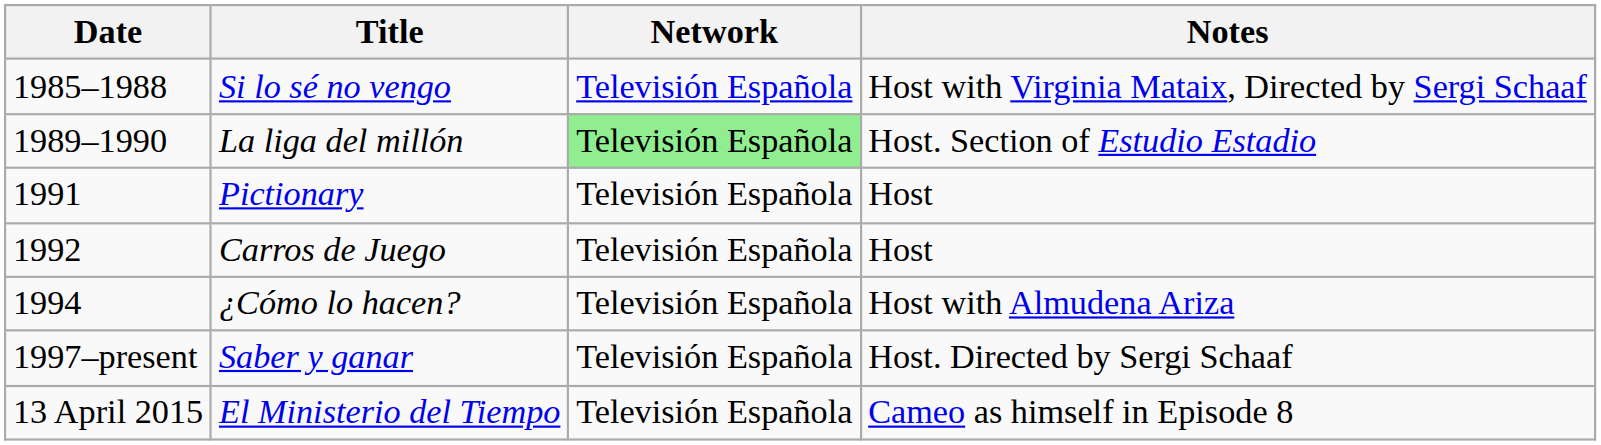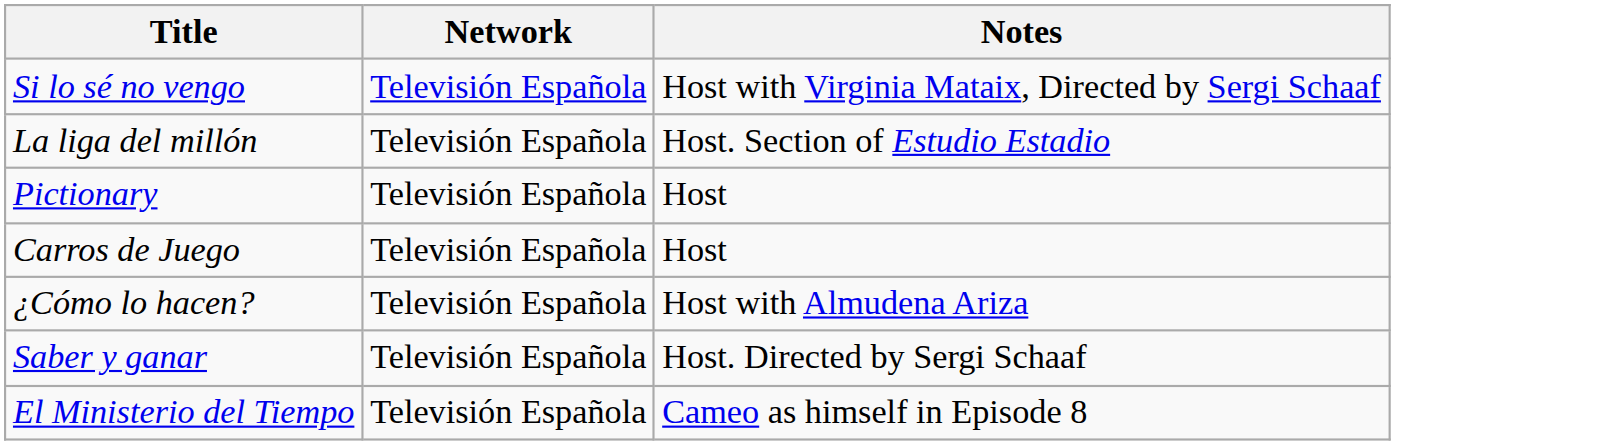- column: (108, 31)
(714, 140) lightgreen background -> (508, 140) no background
